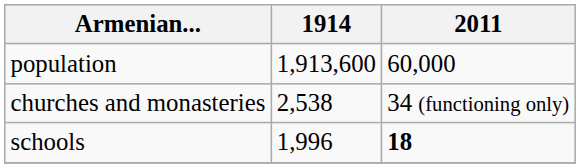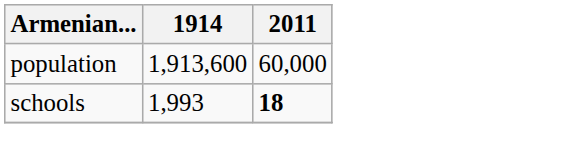- row: (138, 102)
(305, 142) 1,996 -> (176, 102) 1,993
